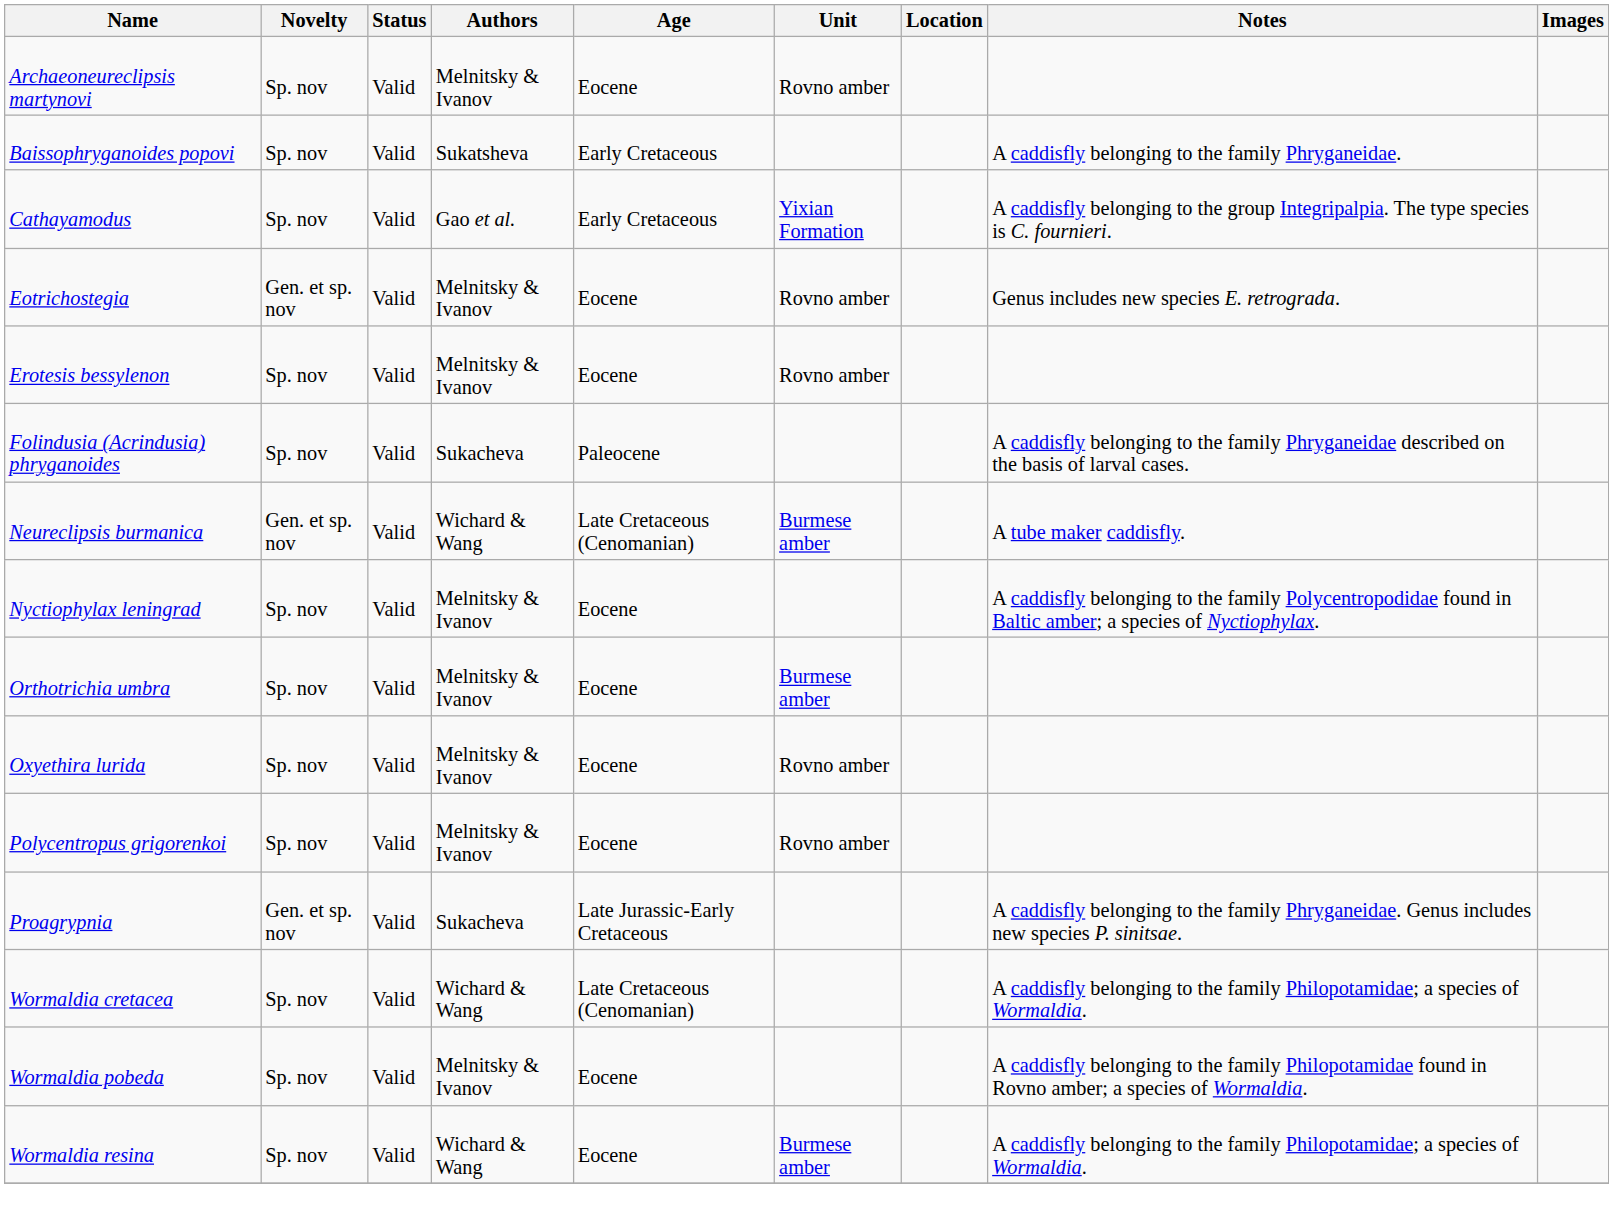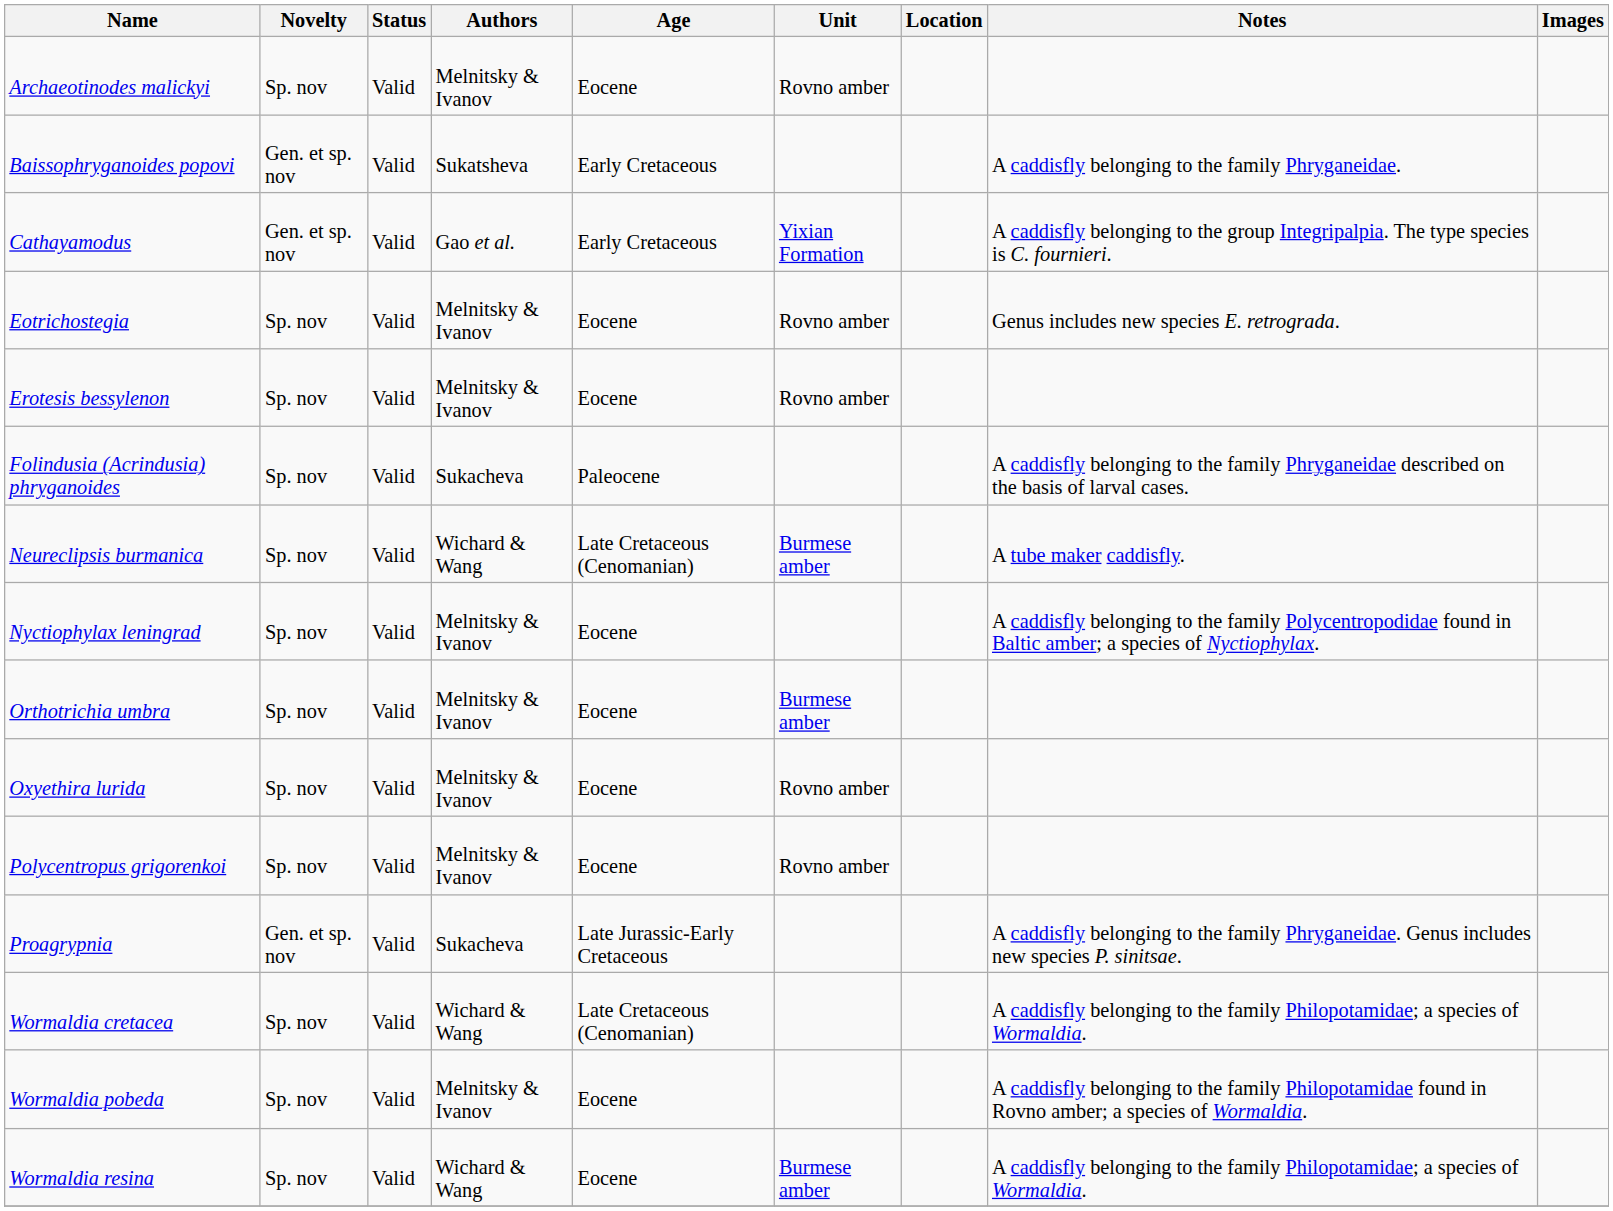- row: (92, 87)
+ row: (110, 87)
(296, 153) Sp. nov -> (308, 165) Gen. et sp. nov
(296, 220) Sp. nov -> (308, 243) Gen. et sp. nov
(309, 298) Gen. et sp. nov -> (296, 320) Sp. nov
(309, 531) Gen. et sp. nov -> (296, 554) Sp. nov
